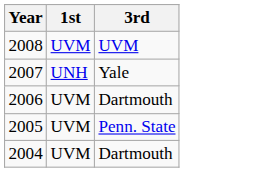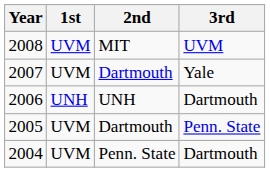+ column: (137, 18)
(69, 72) UNH -> (71, 72) UVM
(71, 99) UVM -> (69, 99) UNH
